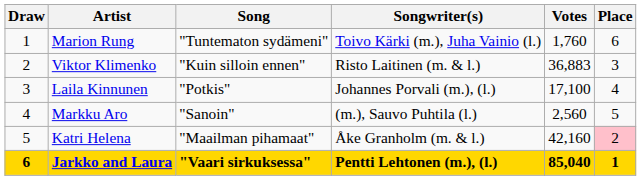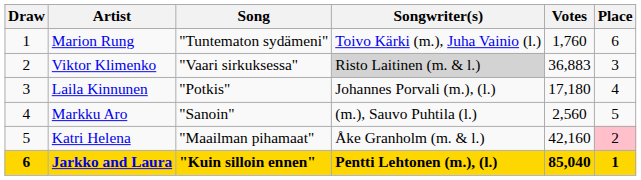(242, 65) "Kuin silloin ennen" -> (239, 65) "Vaari sirkuksessa"
(408, 65) no background -> (408, 65) lightgrey background
(569, 89) 17,100 -> (569, 89) 17,180
(245, 162) "Vaari sirkuksessa" -> (248, 162) "Kuin silloin ennen"
